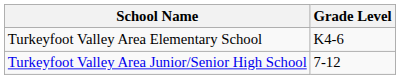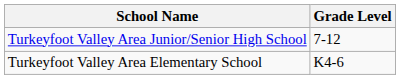rows swapped: (135, 39) <-> (157, 62)
